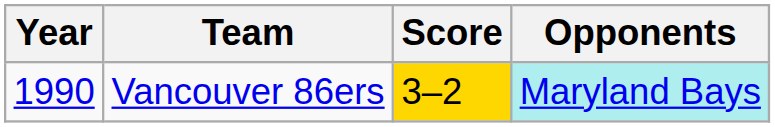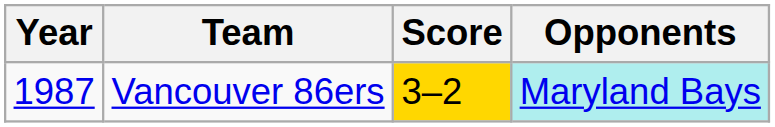(54, 91) 1990 -> (54, 91) 1987
